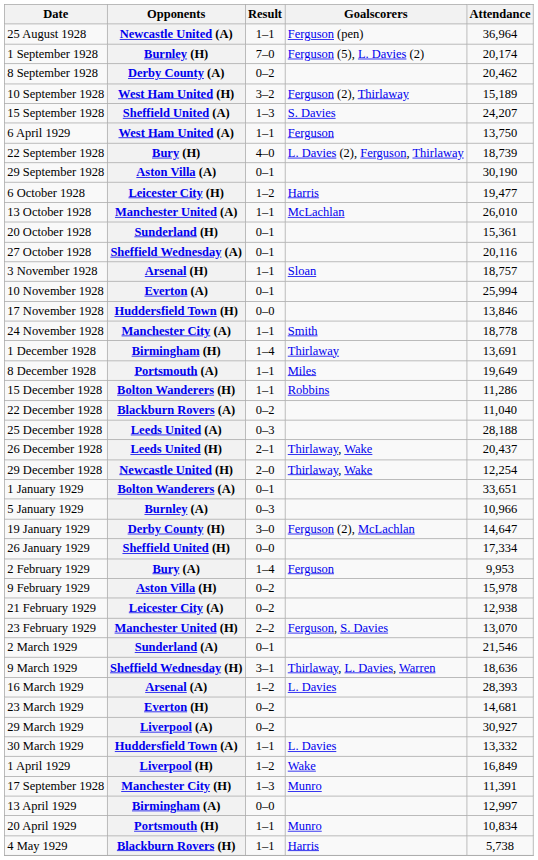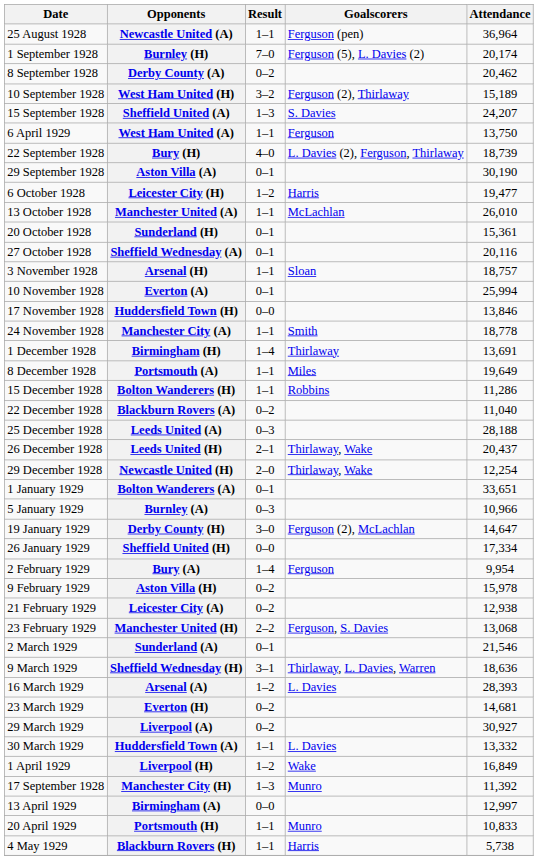(500, 568) 9,953 -> (500, 568) 9,954
(500, 627) 13,070 -> (500, 627) 13,068
(500, 786) 11,391 -> (500, 786) 11,392
(500, 825) 10,834 -> (500, 825) 10,833
